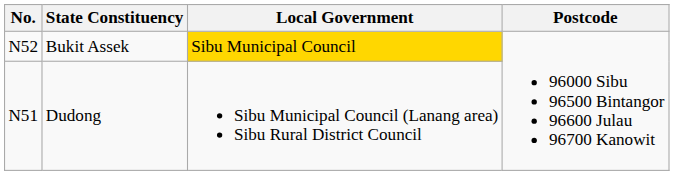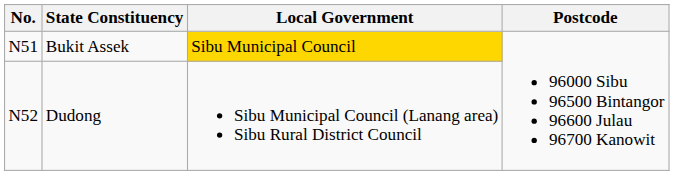(23, 46) N52 -> (23, 46) N51
(23, 115) N51 -> (23, 115) N52
